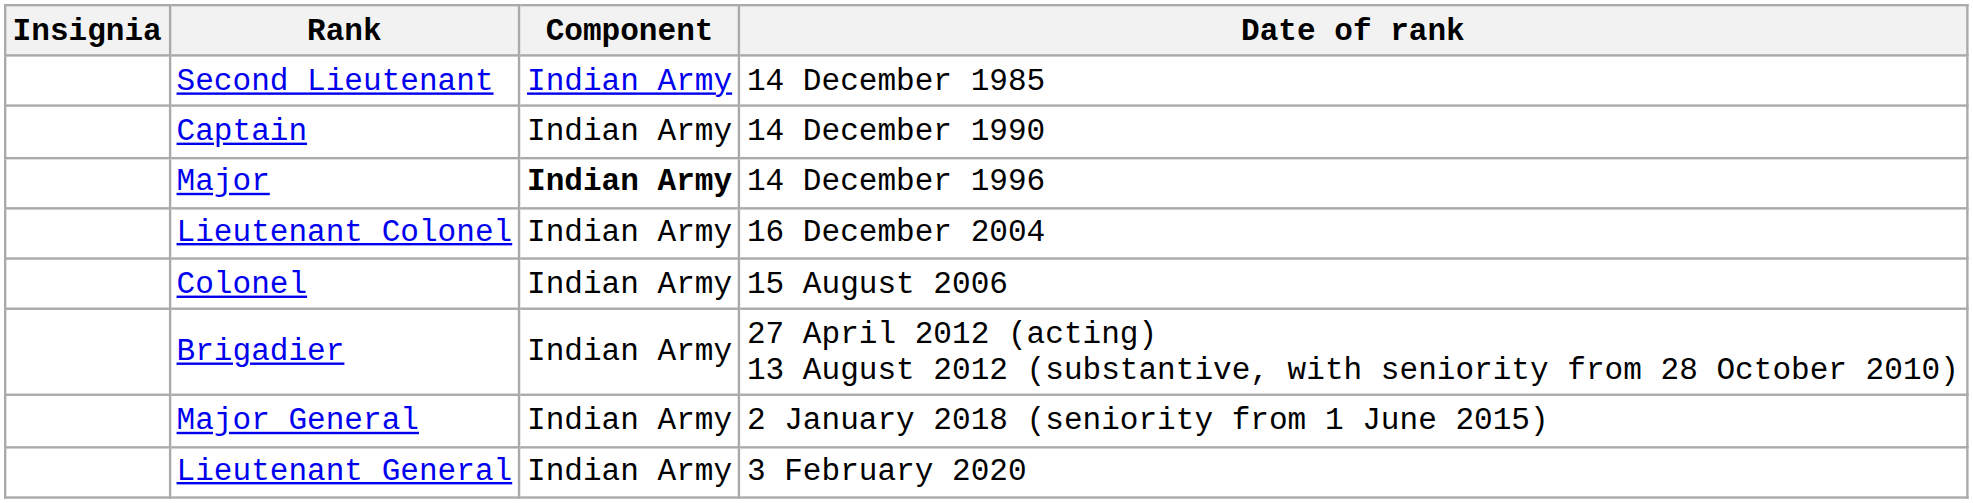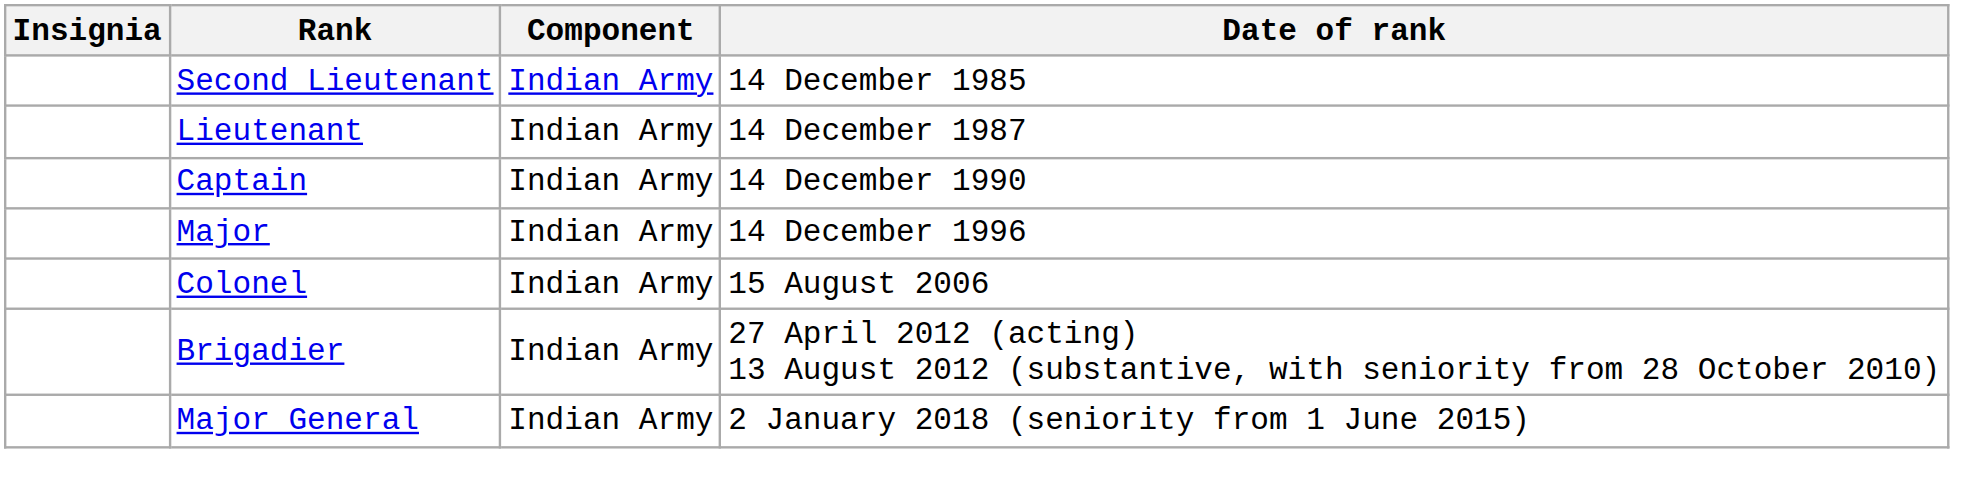+ row: (270, 132)
(630, 182) bold -> (611, 233) normal
- row: (344, 233)
- row: (344, 471)
